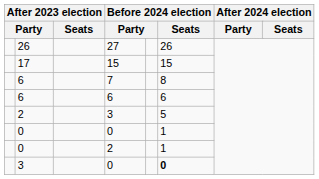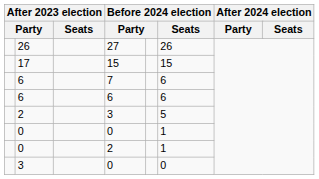(163, 81) 8 -> (163, 81) 6
(163, 166) bold -> (163, 166) normal
